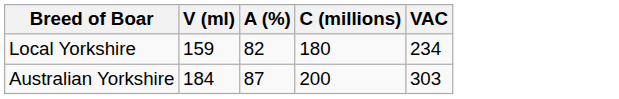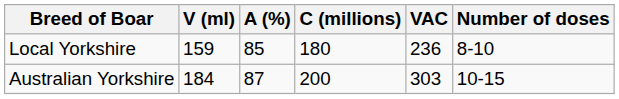+ column: (533, 19)
(254, 49) 82 -> (254, 49) 85
(426, 49) 234 -> (426, 49) 236
